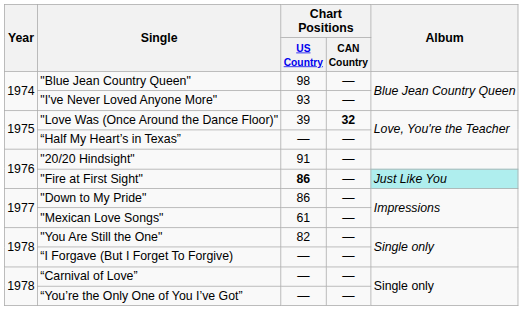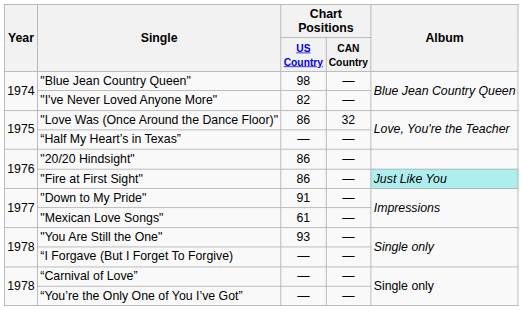(303, 100) 93 -> (303, 100) 82
(303, 120) 39 -> (303, 120) 86
(348, 120) bold -> (348, 120) normal
(303, 159) 91 -> (303, 159) 86
(303, 178) bold -> (303, 178) normal
(303, 198) 86 -> (303, 198) 91
(303, 237) 82 -> (303, 237) 93
